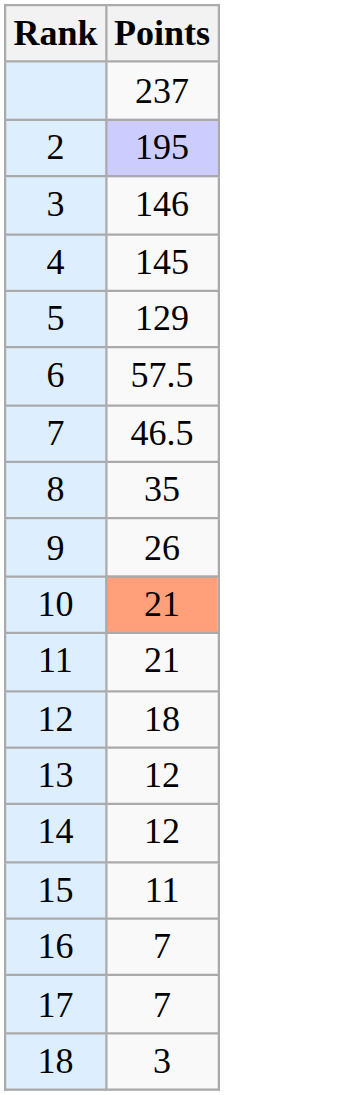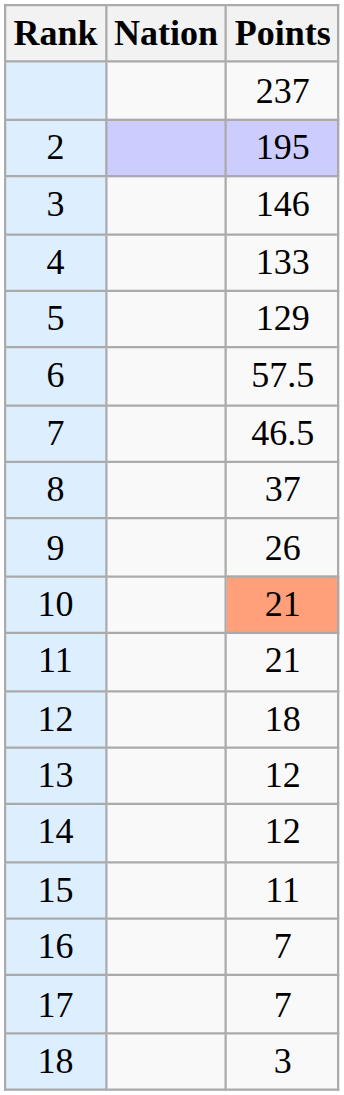+ column: (166, 33)
(162, 261) 145 -> (283, 261) 133
(162, 489) 35 -> (283, 489) 37
